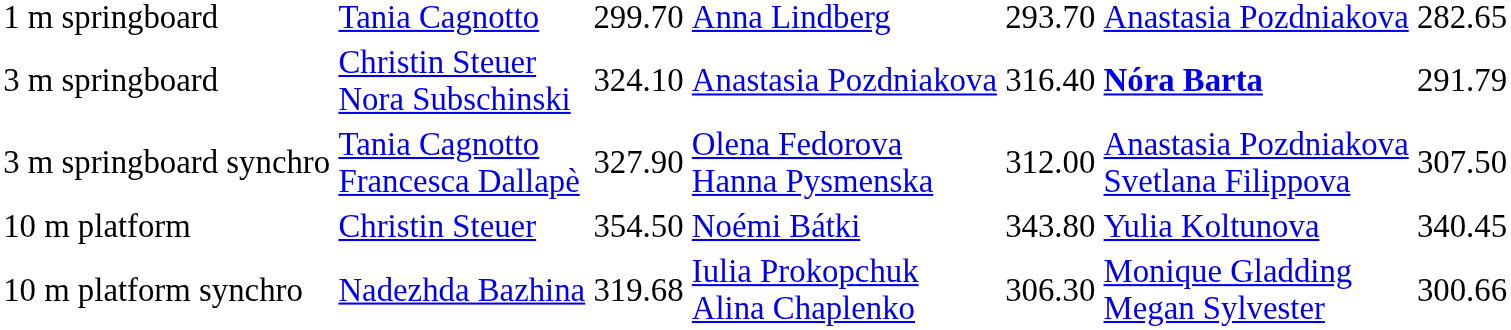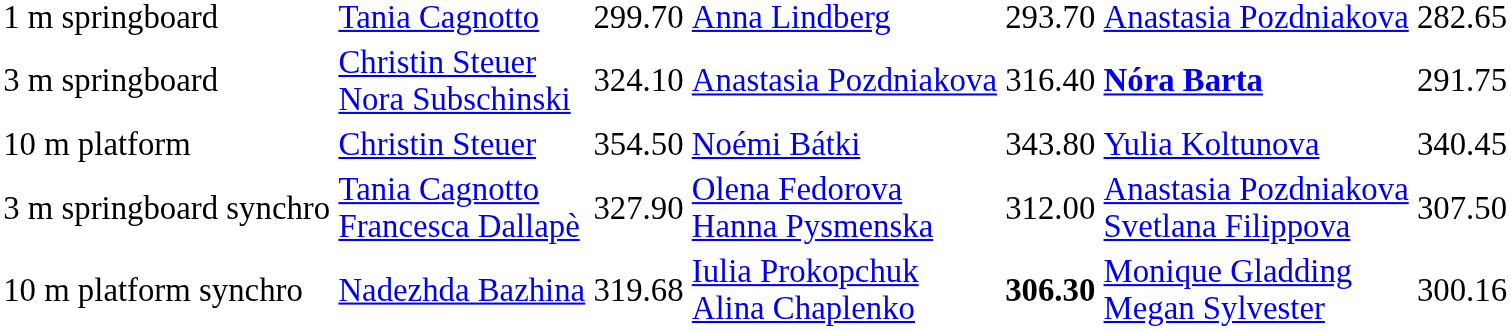(1462, 80) 291.79 -> (1462, 80) 291.75
rows swapped: (167, 162) <-> (97, 226)
(1050, 289) normal -> (1050, 289) bold
(1462, 289) 300.66 -> (1462, 289) 300.16
